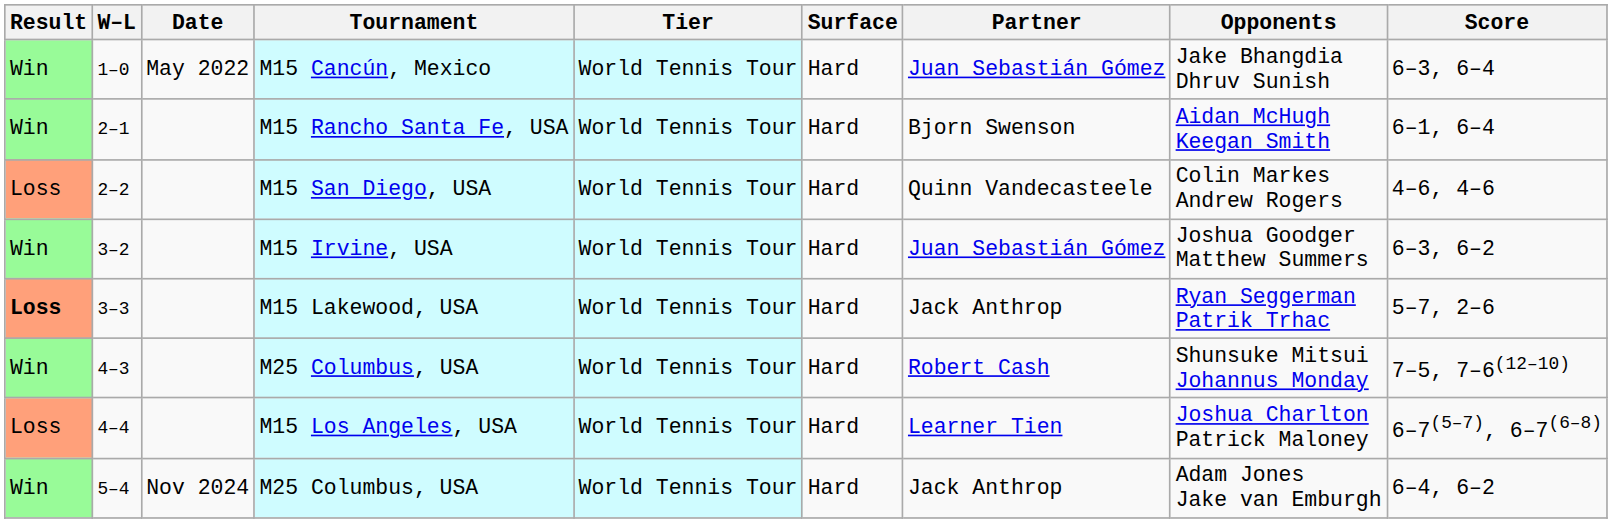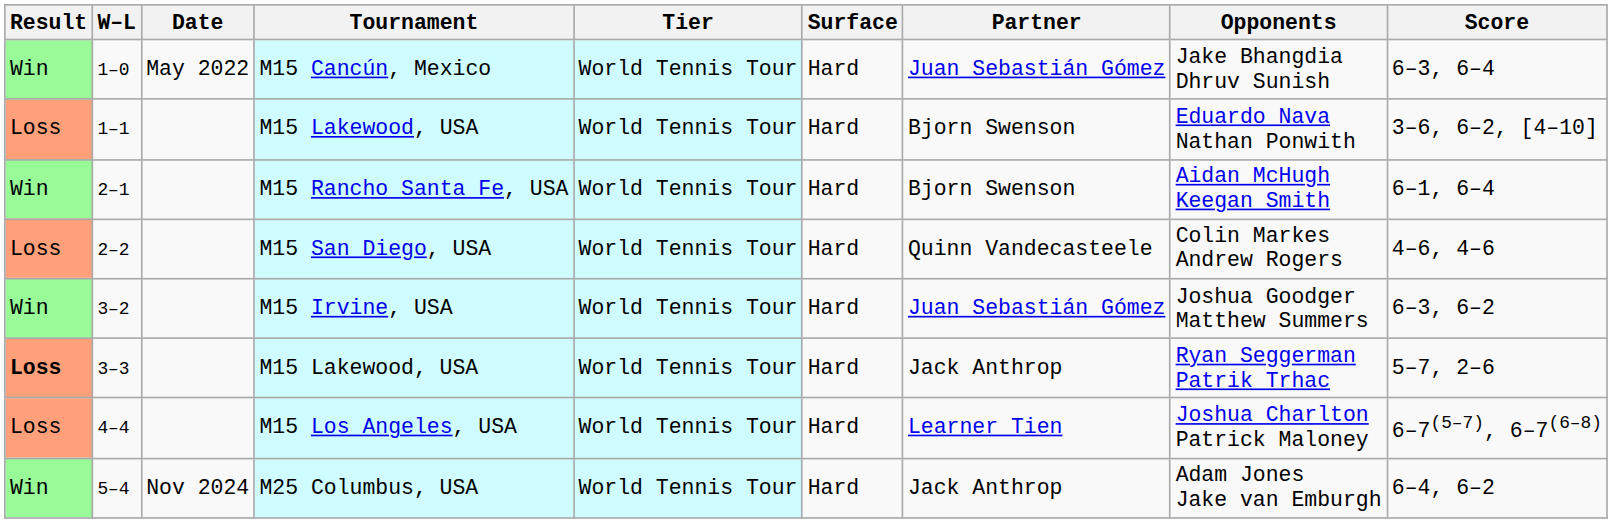+ row: (113, 130)
- row: (113, 369)
